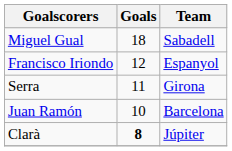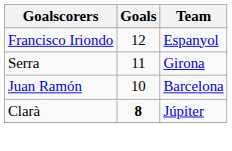- row: (46, 39)
